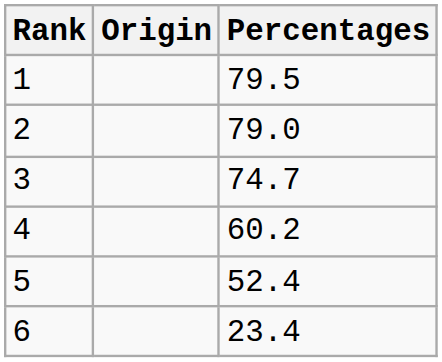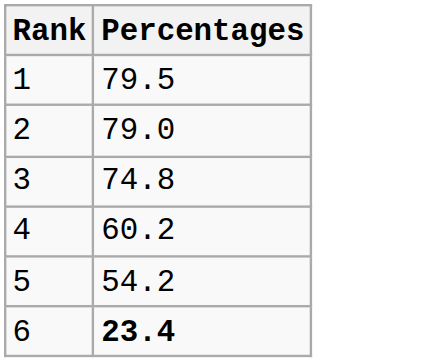- column: (157, 30)
(264, 181) 74.7 -> (138, 181) 74.8
(264, 281) 52.4 -> (138, 281) 54.2
(264, 332) normal -> (138, 332) bold
